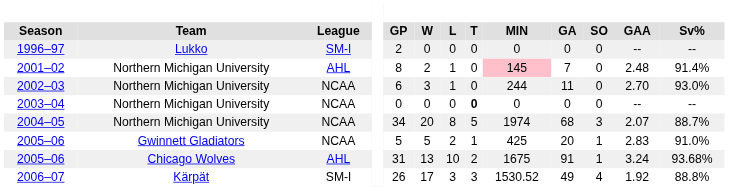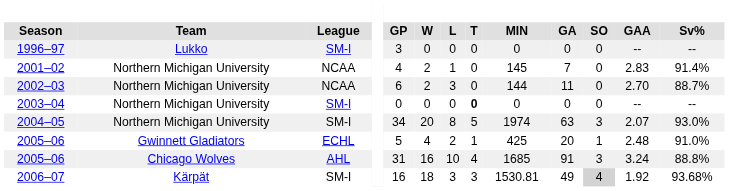(399, 49) 2 -> (399, 49) 3
(338, 67) AHL -> (338, 67) NCAA
(399, 67) 8 -> (399, 67) 4
(517, 67) pink background -> (517, 67) no background
(637, 67) 2.48 -> (637, 67) 2.83
(427, 86) 3 -> (427, 86) 2
(453, 86) 1 -> (453, 86) 3
(517, 86) 244 -> (517, 86) 144
(692, 86) 93.0% -> (692, 86) 88.7%
(338, 104) NCAA -> (338, 104) SM-l
(338, 122) NCAA -> (338, 122) SM-l
(567, 122) 68 -> (567, 122) 63
(692, 122) 88.7% -> (692, 122) 93.0%
(338, 140) NCAA -> (338, 140) ECHL
(427, 140) 5 -> (427, 140) 4
(637, 140) 2.83 -> (637, 140) 2.48
(427, 159) 13 -> (427, 159) 16
(474, 159) 2 -> (474, 159) 4
(517, 159) 1675 -> (517, 159) 1685
(599, 159) 1 -> (599, 159) 3
(692, 159) 93.68% -> (692, 159) 88.8%
(399, 177) 26 -> (399, 177) 16
(427, 177) 17 -> (427, 177) 18
(517, 177) 1530.52 -> (517, 177) 1530.81
(599, 177) no background -> (599, 177) lightgrey background
(692, 177) 88.8% -> (692, 177) 93.68%
